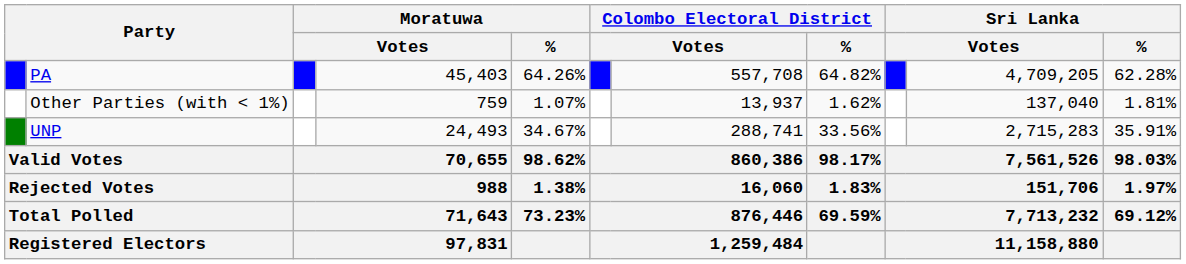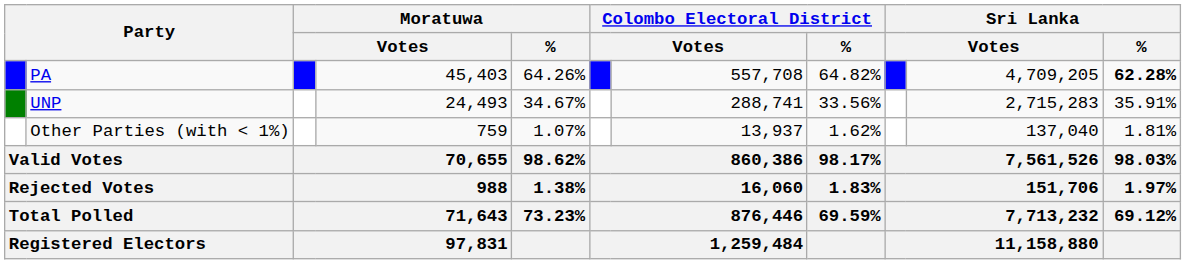(1145, 75) normal -> (1145, 75) bold
rows swapped: (46, 131) <-> (160, 103)
